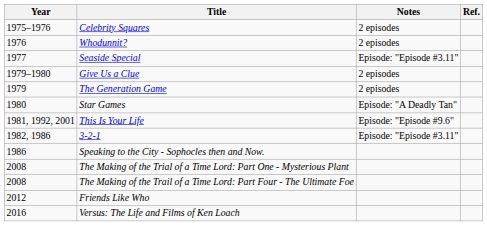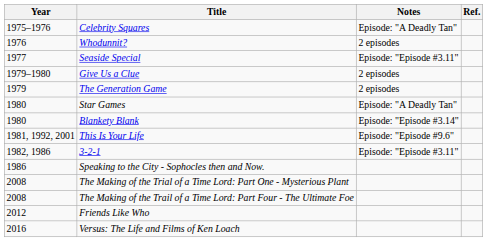(379, 27) 2 episodes -> (408, 27) Episode: "A Deadly Tan"
+ row: (109, 120)
